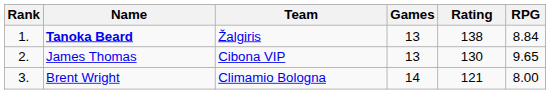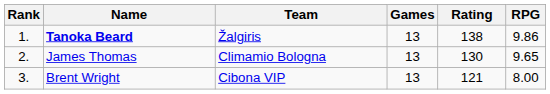(526, 36) 8.84 -> (526, 36) 9.86
(252, 57) Cibona VIP -> (272, 57) Climamio Bologna
(272, 78) Climamio Bologna -> (252, 78) Cibona VIP
(412, 78) 14 -> (412, 78) 13
